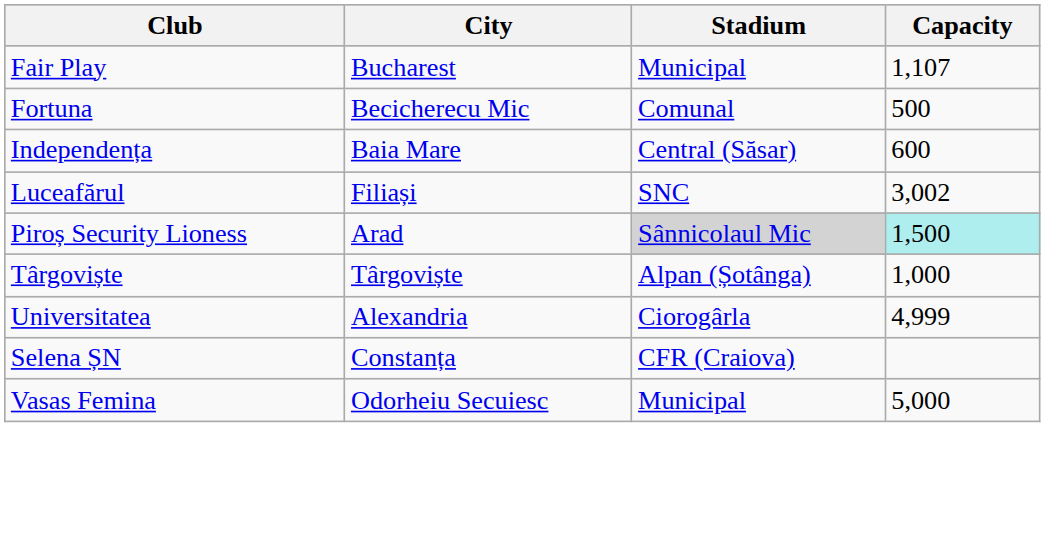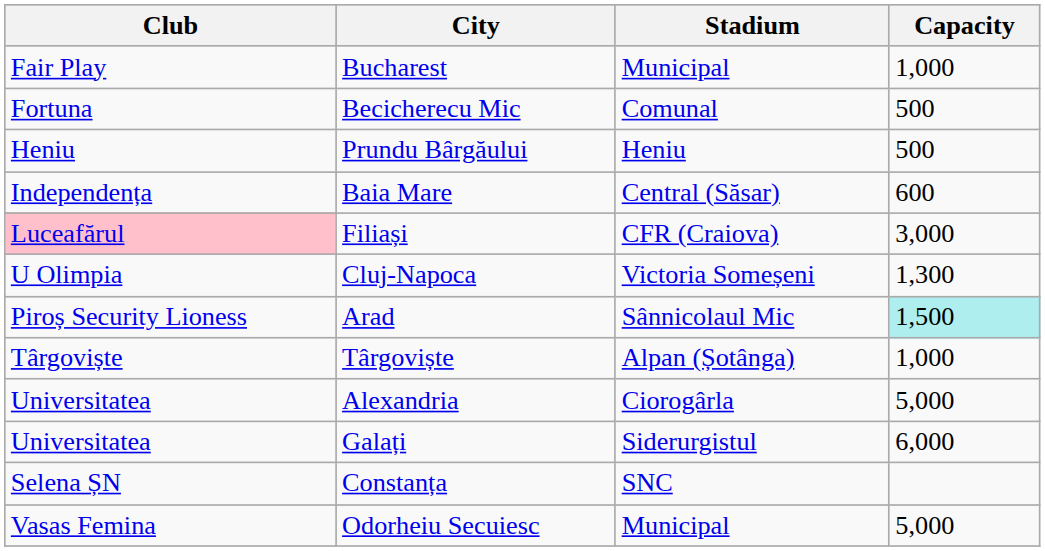(921, 66) 1,107 -> (925, 66) 1,000
+ row: (435, 150)
(68, 191) no background -> (68, 233) pink background
(664, 191) SNC -> (700, 233) CFR (Craiova)
(921, 191) 3,002 -> (925, 233) 3,000
+ row: (409, 274)
(724, 233) lightgrey background -> (708, 316) no background
(921, 316) 4,999 -> (925, 399) 5,000
+ row: (374, 441)
(716, 358) CFR (Craiova) -> (647, 483) SNC
